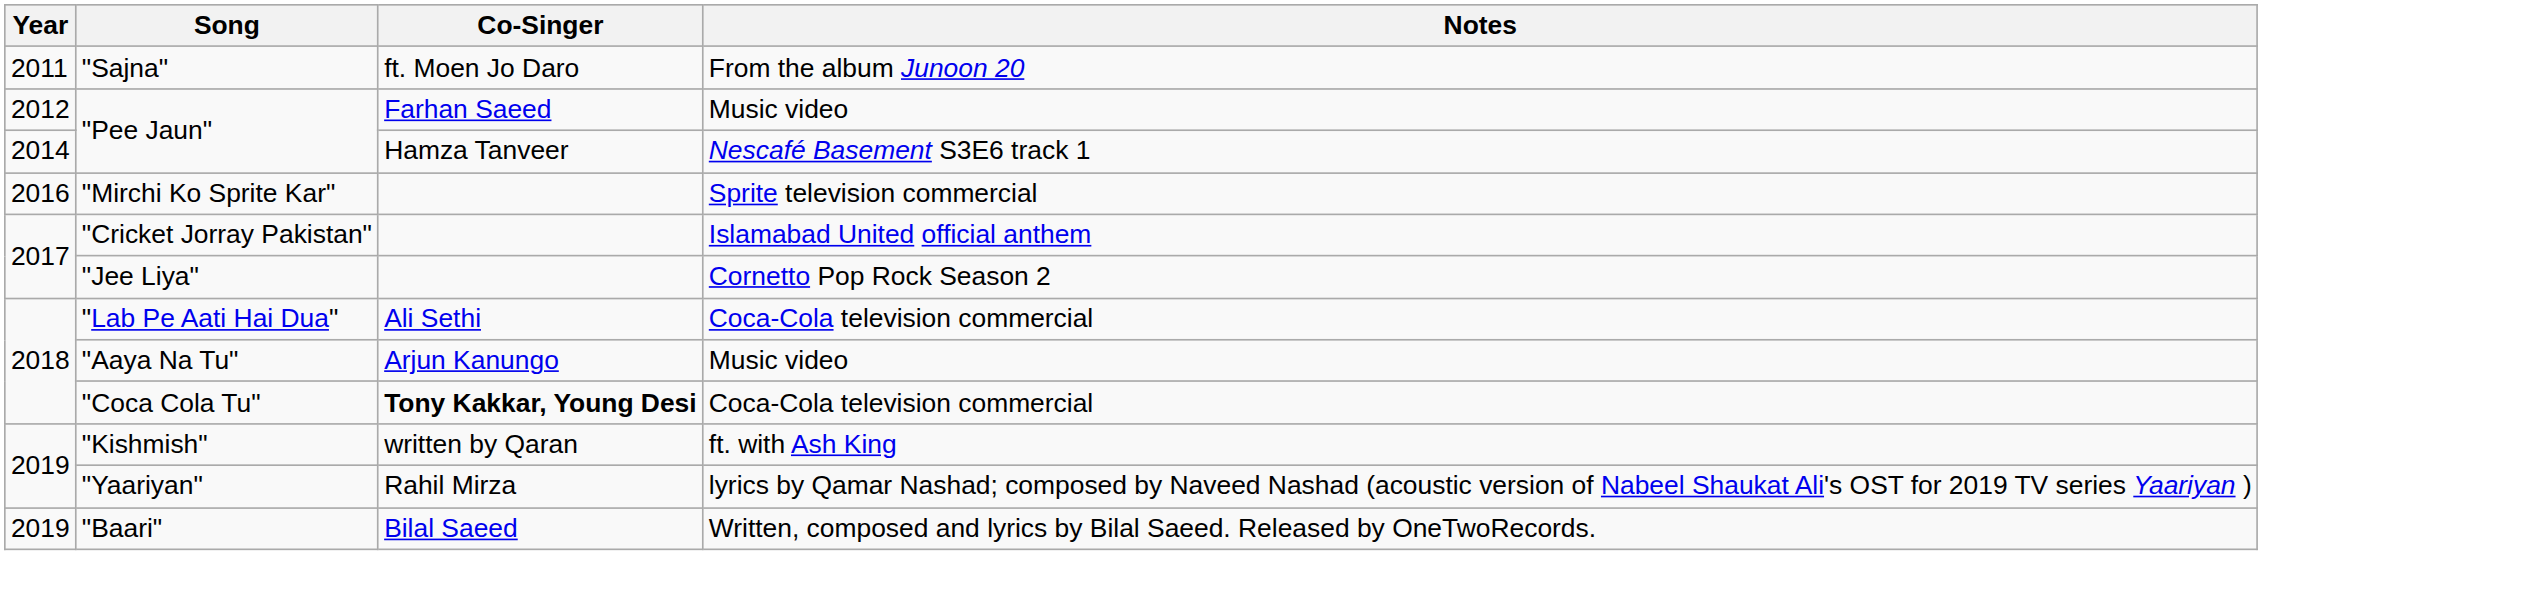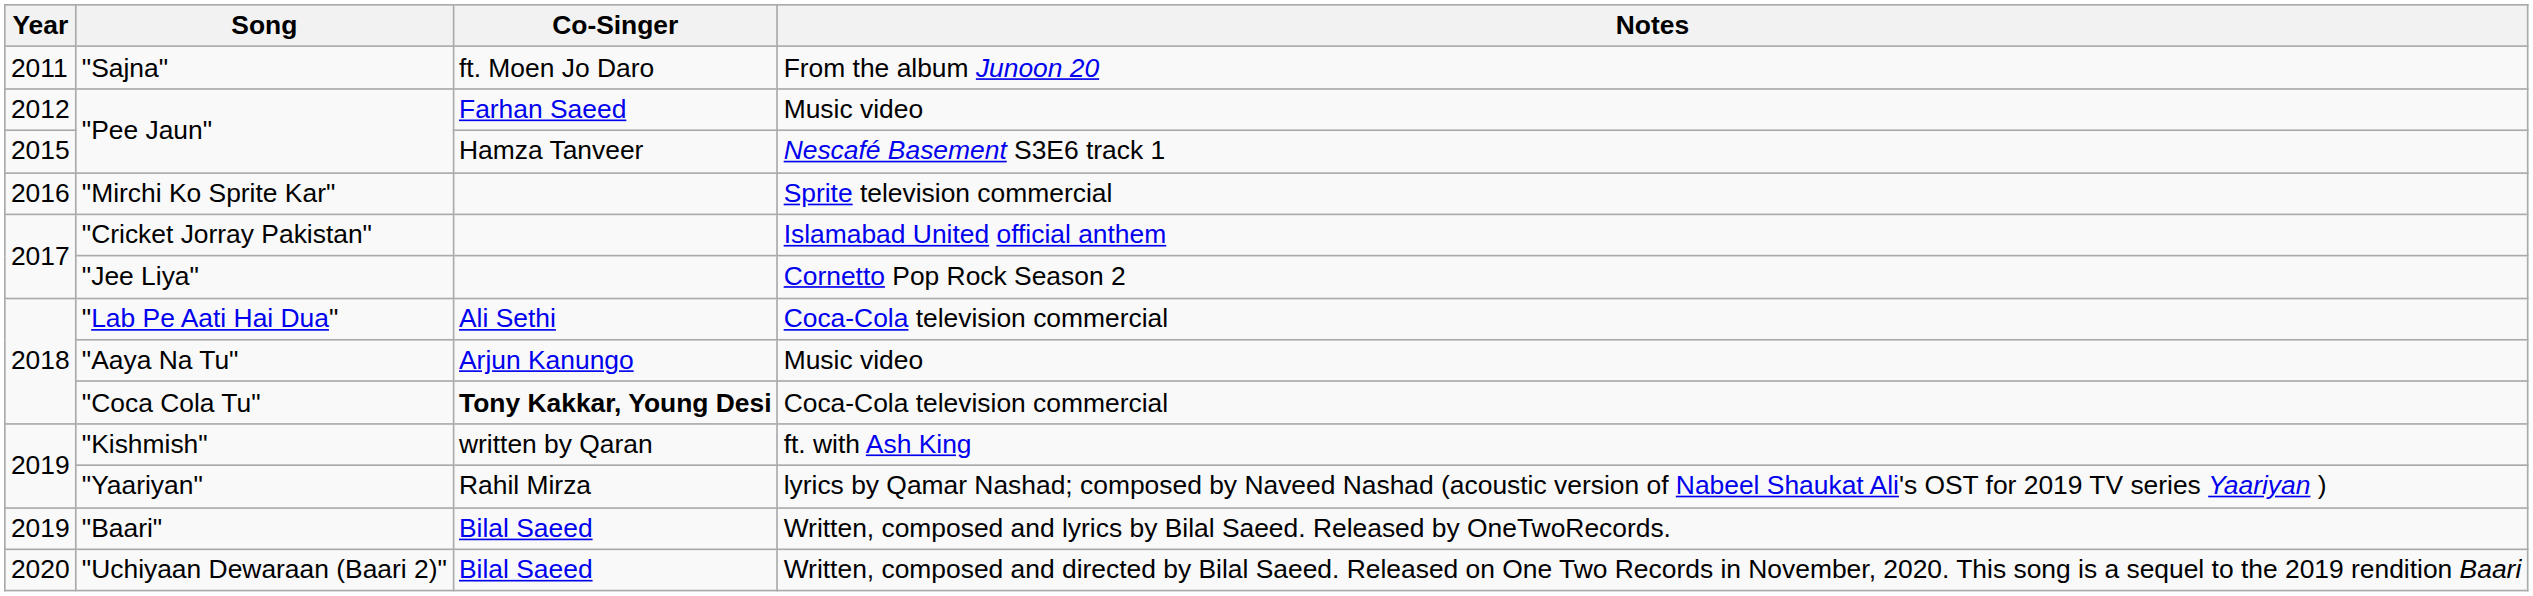(40, 151) 2014 -> (40, 151) 2015
+ row: (264, 569)
